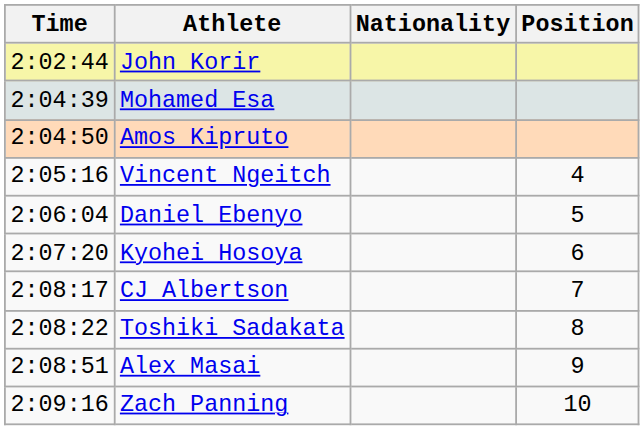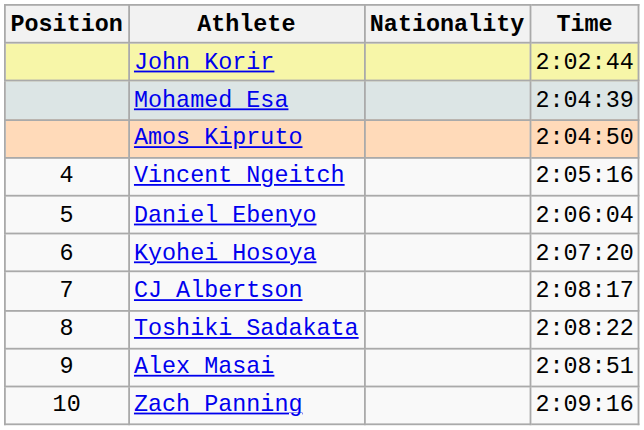columns swapped: (578, 24) <-> (60, 24)
